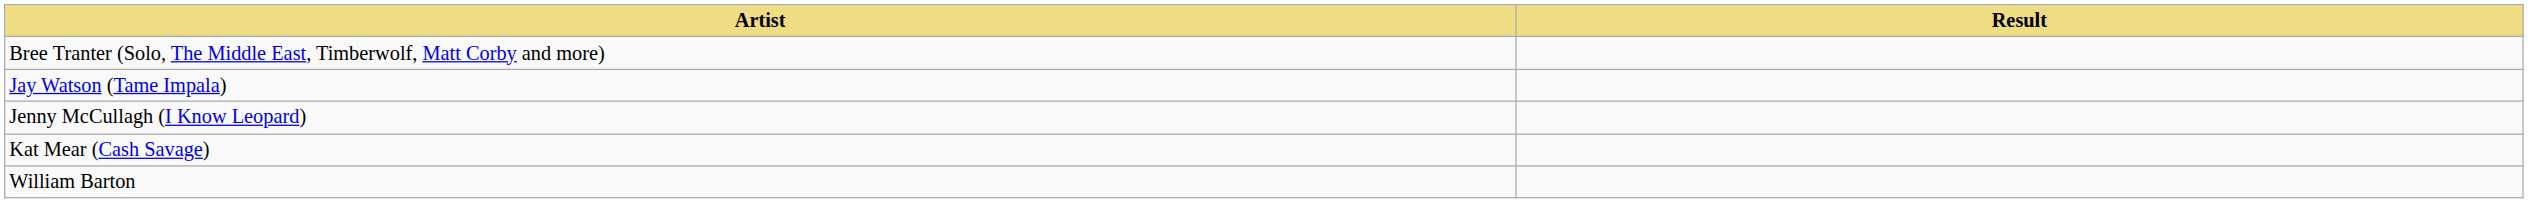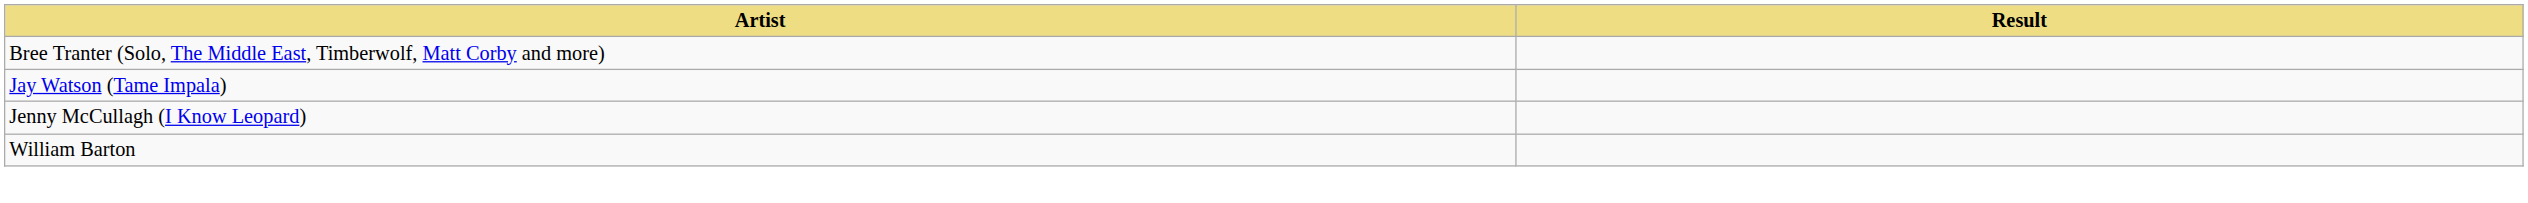- row: (109, 149)
